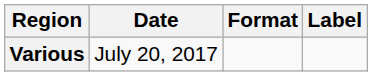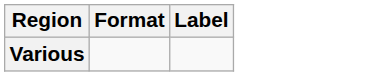- column: (156, 20)
